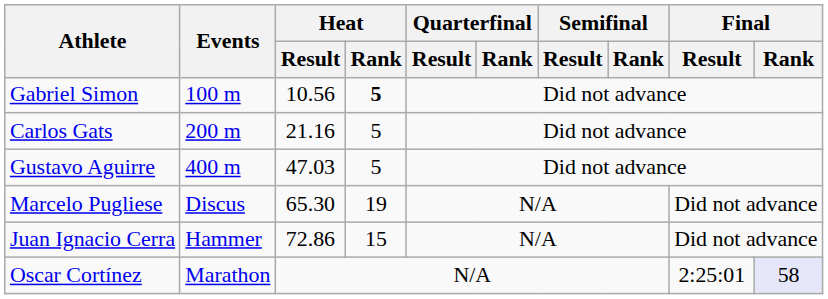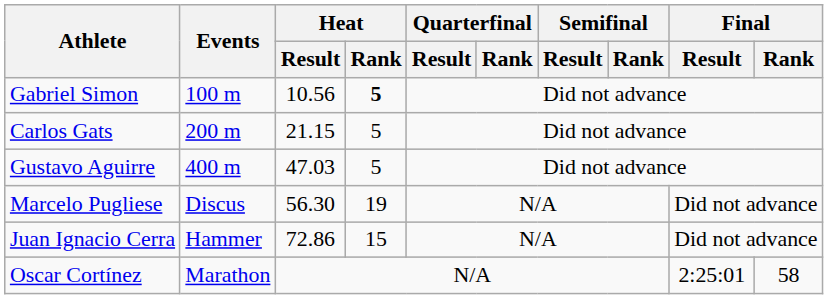(310, 131) 21.16 -> (310, 131) 21.15
(310, 203) 65.30 -> (310, 203) 56.30
(789, 275) lavender background -> (789, 275) no background
